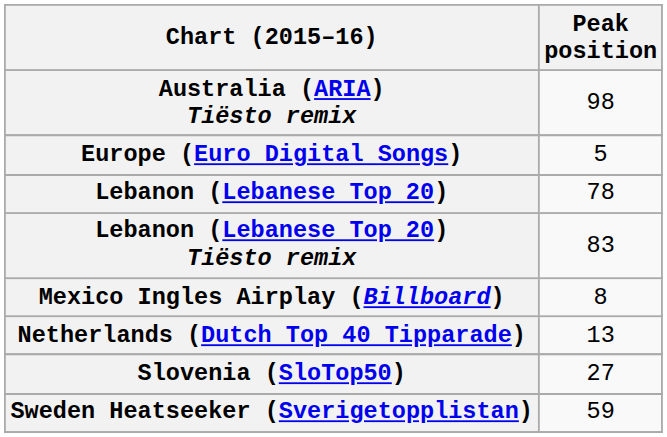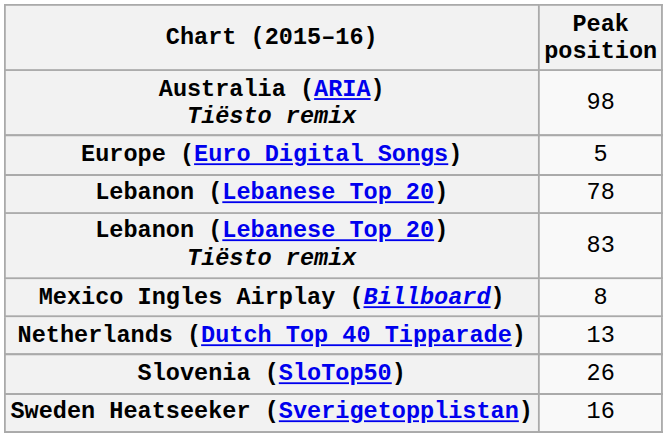(601, 374) 27 -> (601, 374) 26
(601, 412) 59 -> (601, 412) 16
